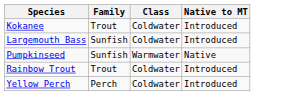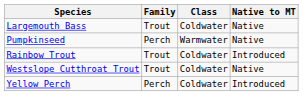- row: (25, 26)
(109, 40) Sunfish -> (157, 26) Trout
(211, 40) Introduced -> (248, 26) Native
(109, 55) Sunfish -> (157, 40) Perch
+ row: (73, 69)
